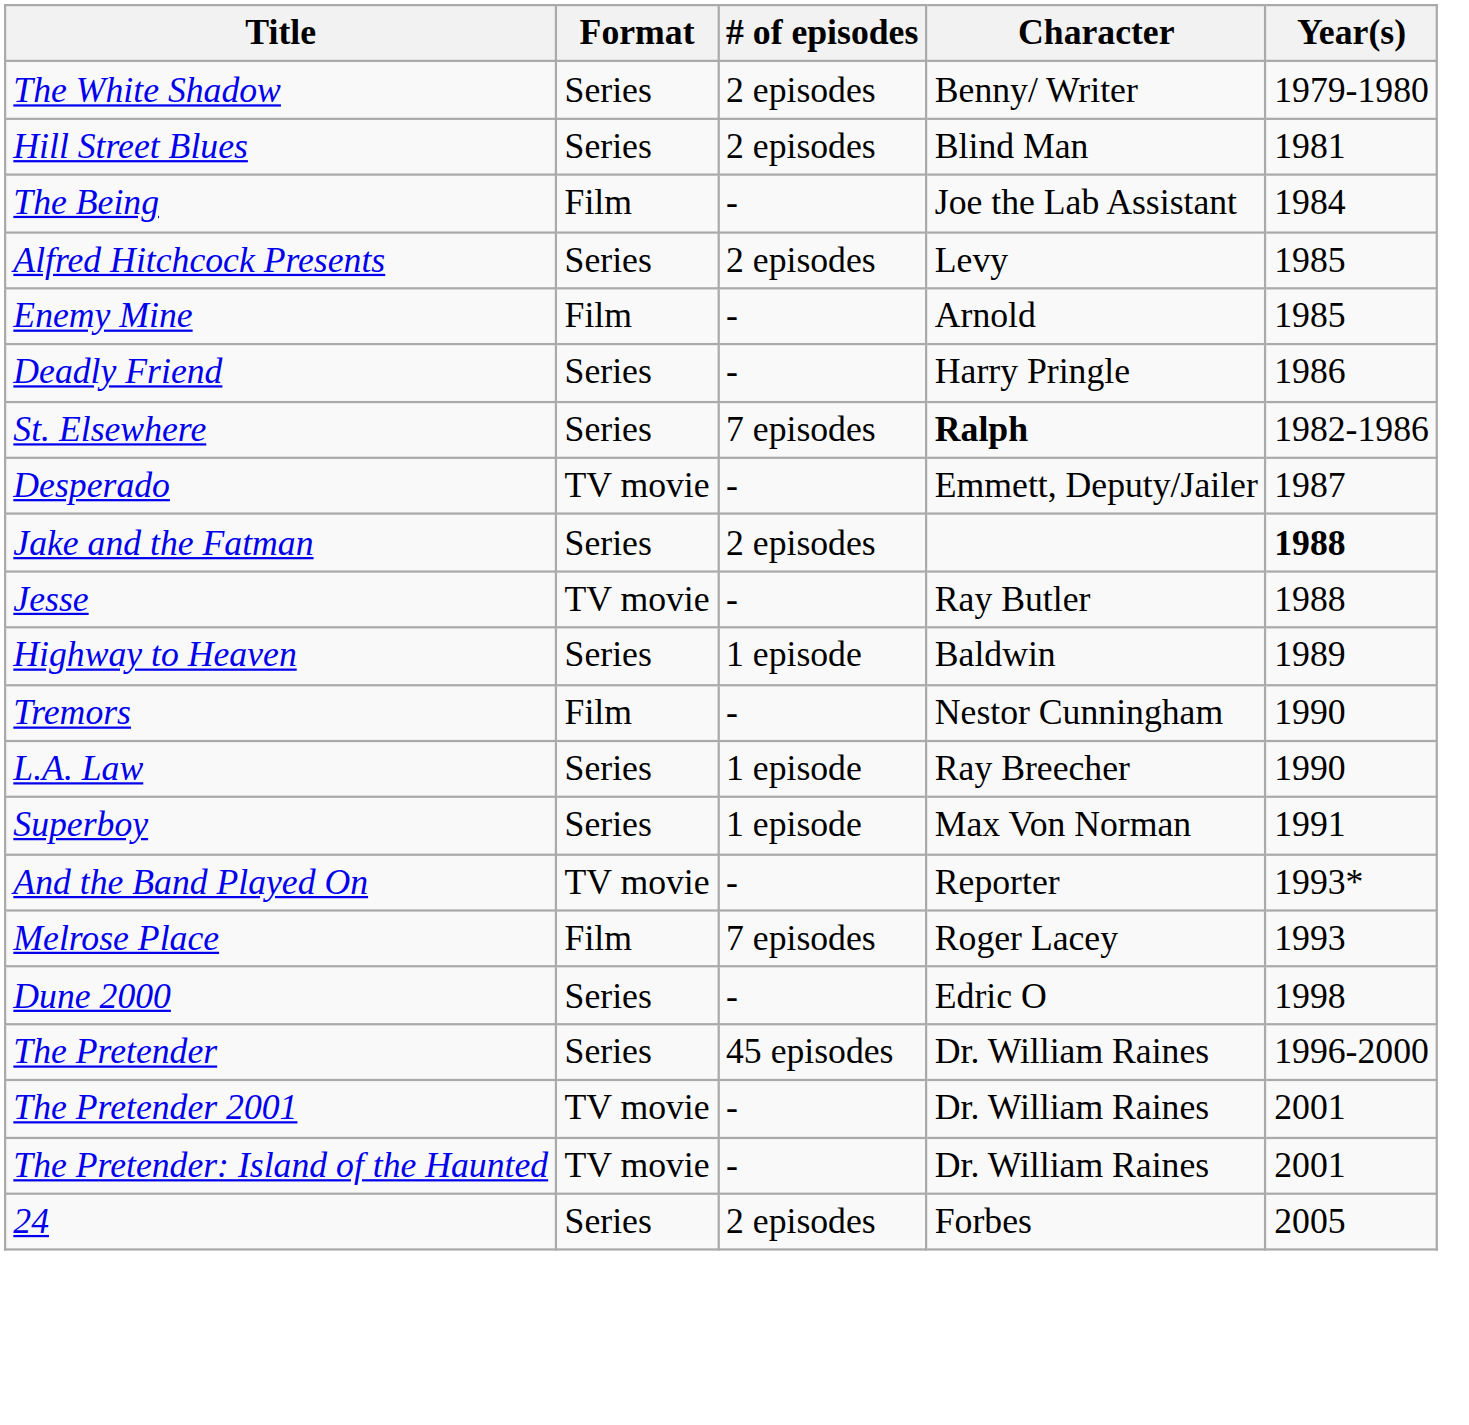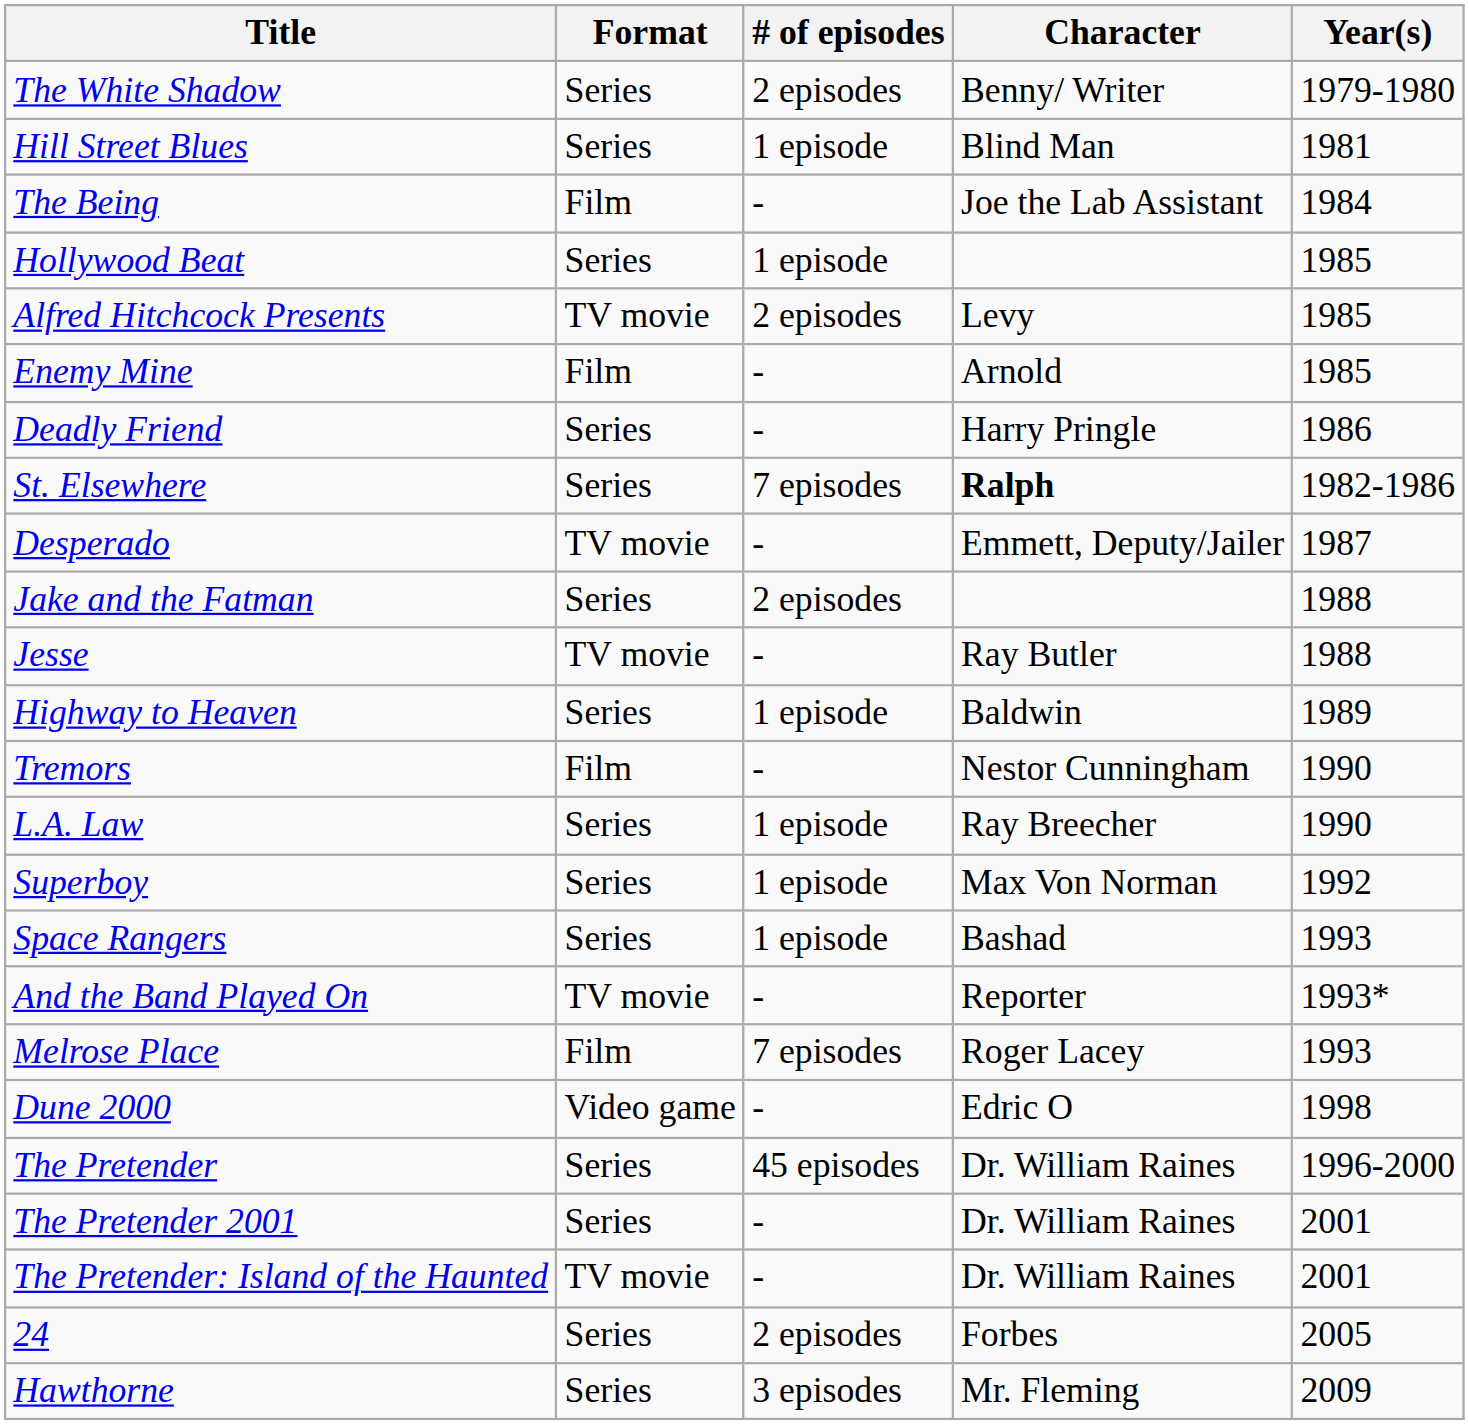(801, 145) 2 episodes -> (820, 145) 1 episode
+ row: (129, 259)
(608, 259) Series -> (637, 315) TV movie
(1310, 542) bold -> (1336, 598) normal
(1310, 825) 1991 -> (1336, 881) 1992
+ row: (120, 938)
(608, 994) Series -> (650, 1107) Video game
(637, 1107) TV movie -> (608, 1221) Series
+ row: (94, 1390)
